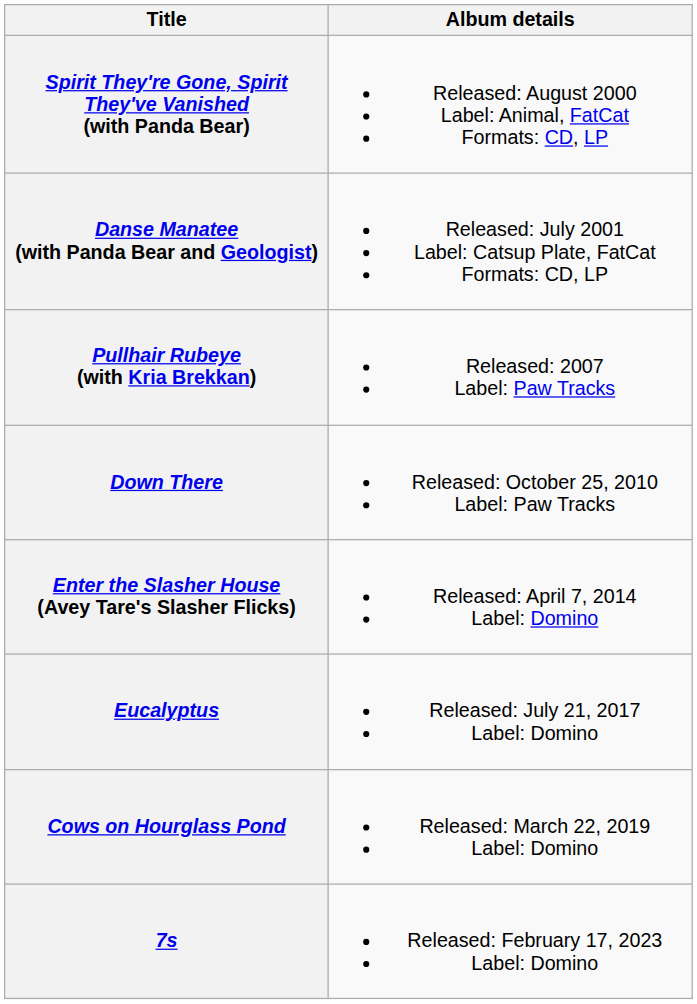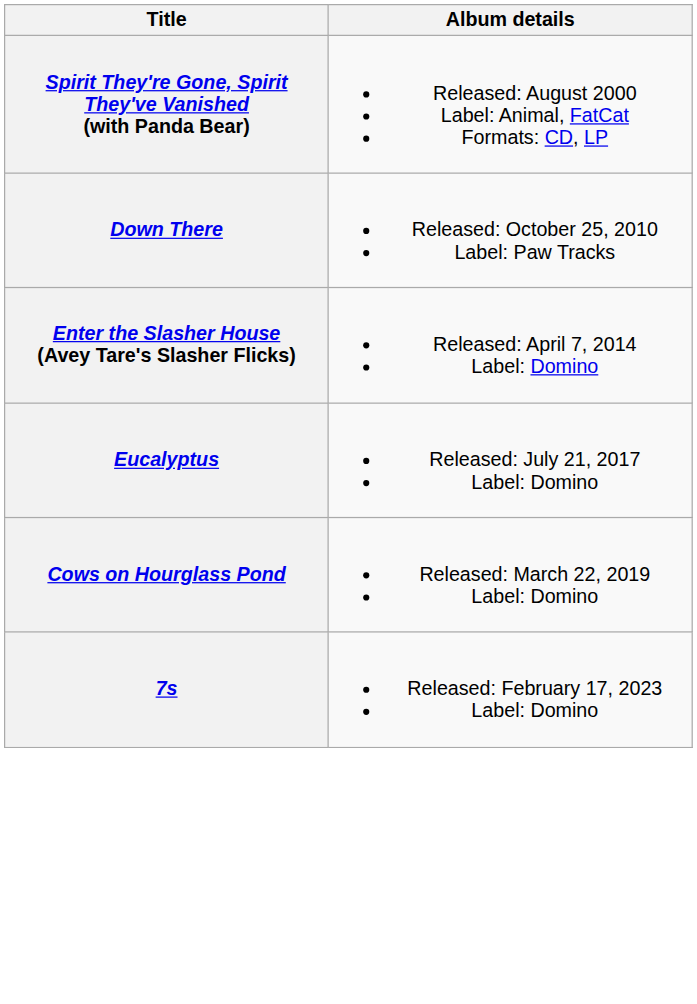- row: (167, 241)
- row: (167, 367)
